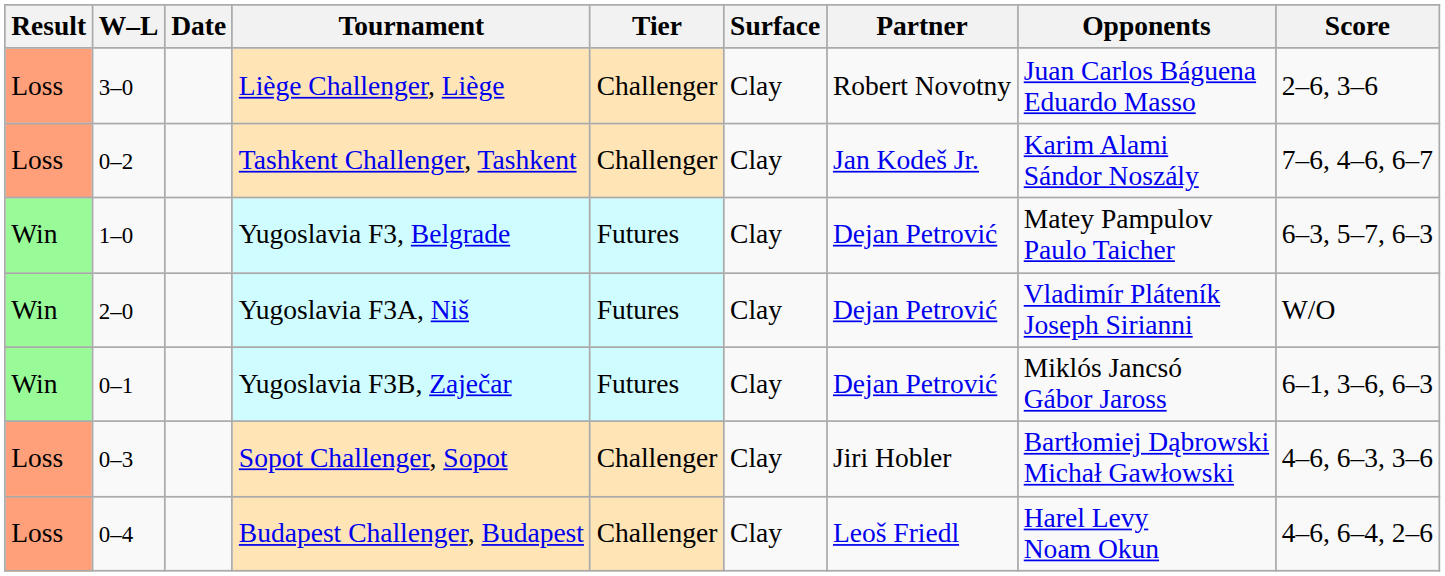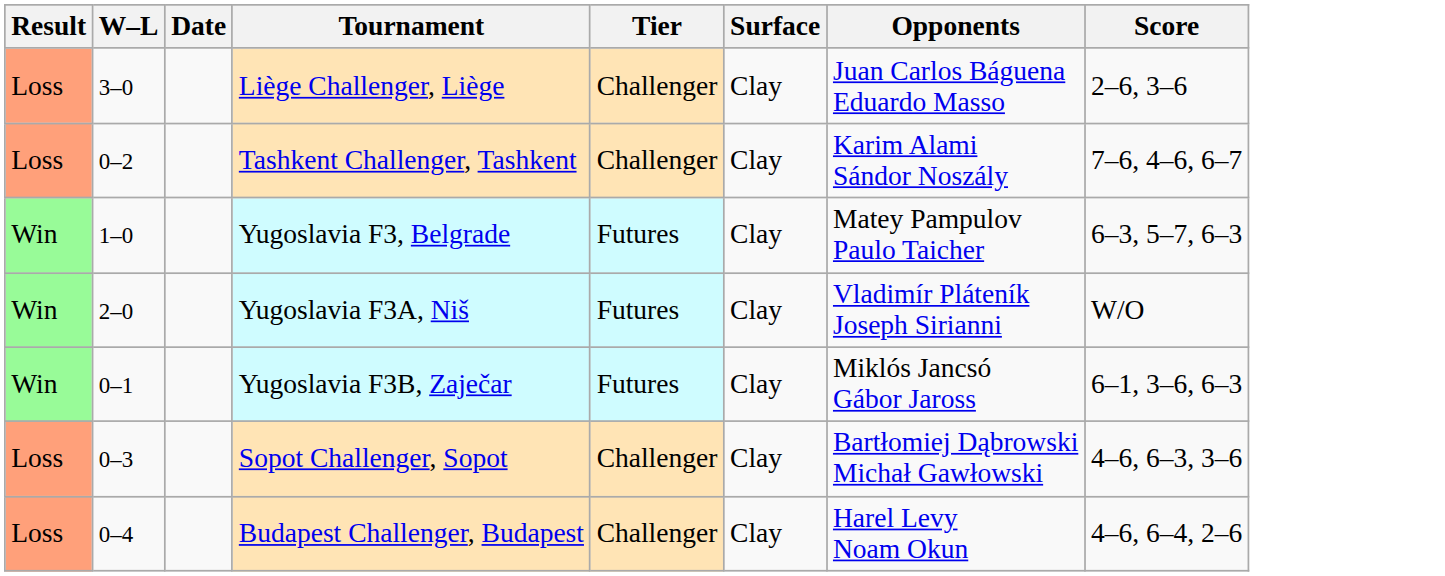- column: (922, 26)
